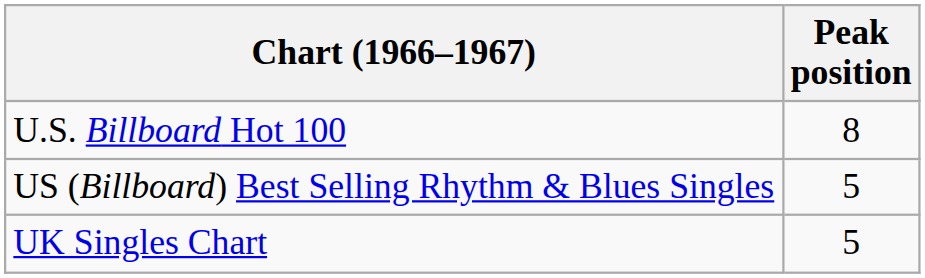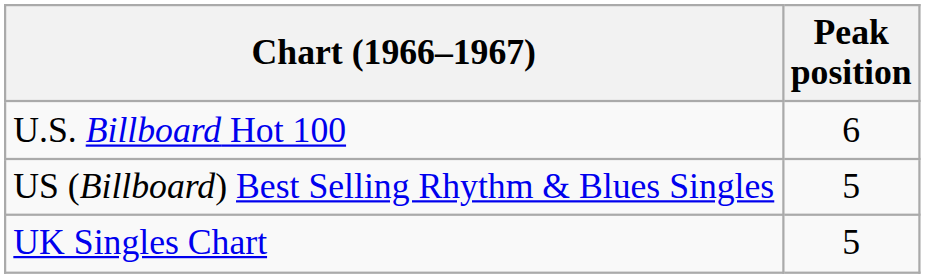(851, 129) 8 -> (851, 129) 6
